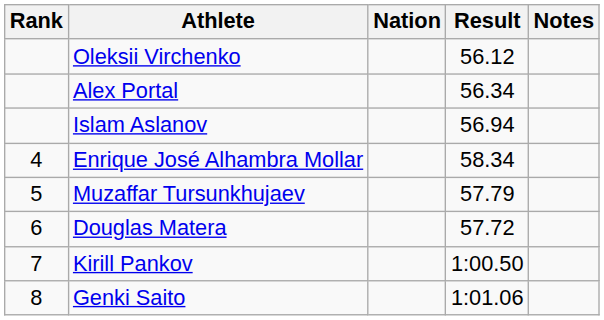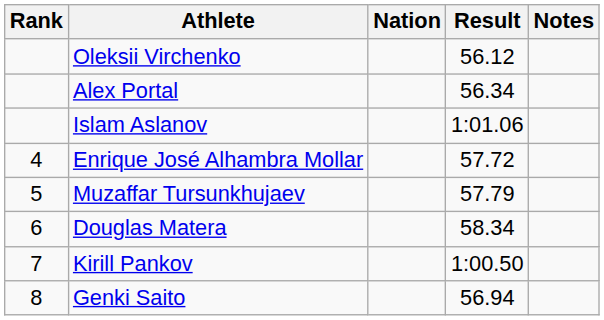(487, 125) 56.94 -> (487, 125) 1:01.06
(487, 159) 58.34 -> (487, 159) 57.72
(487, 228) 57.72 -> (487, 228) 58.34
(487, 297) 1:01.06 -> (487, 297) 56.94
